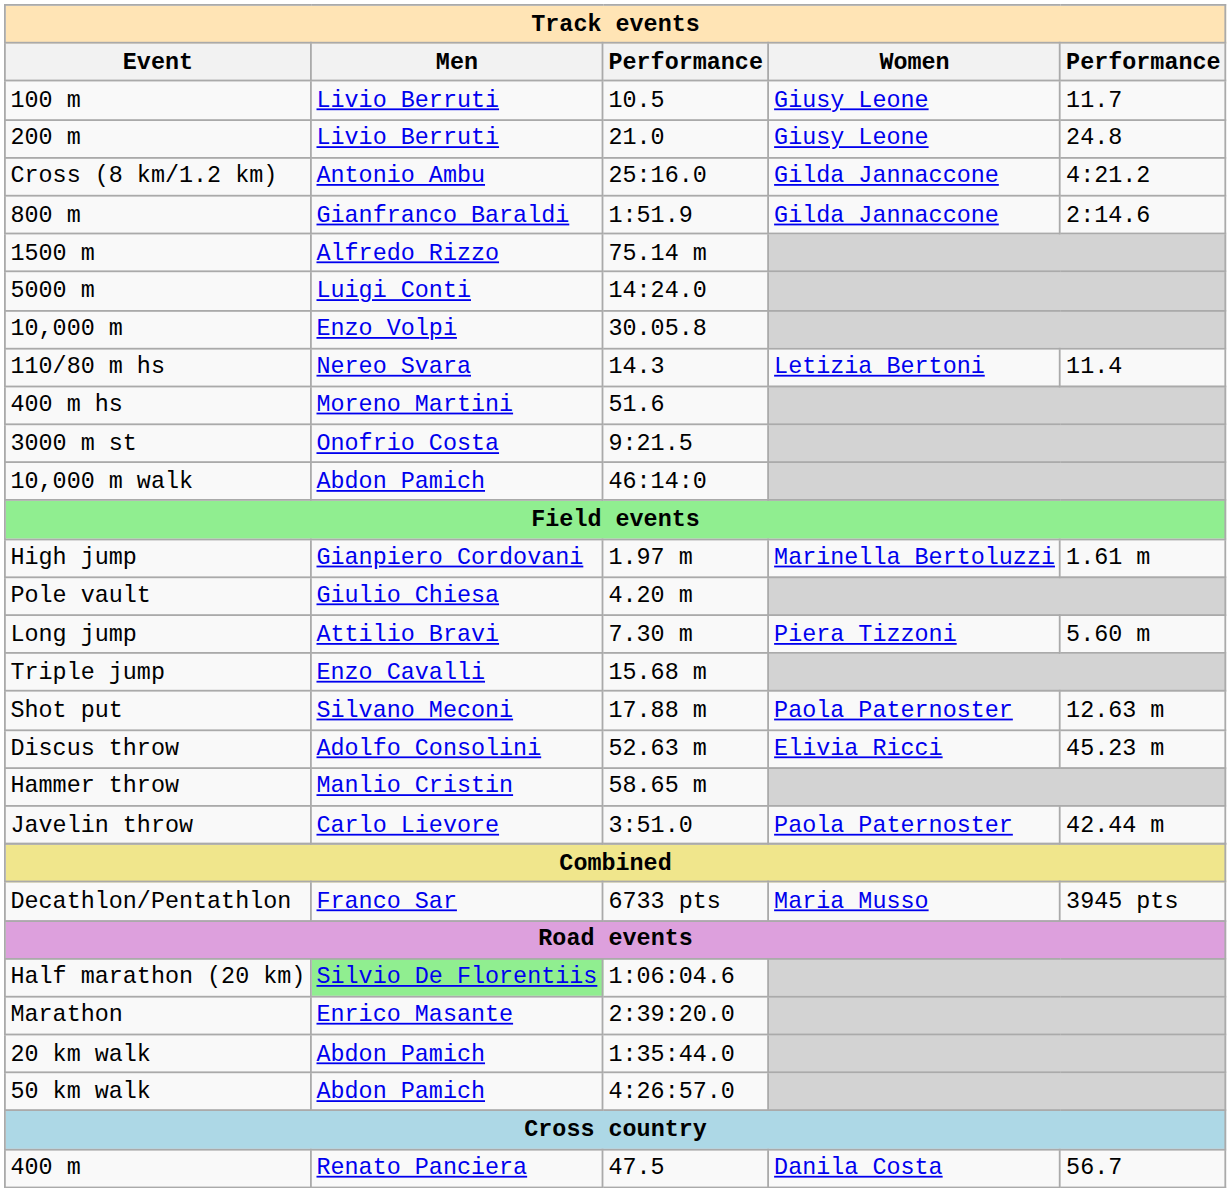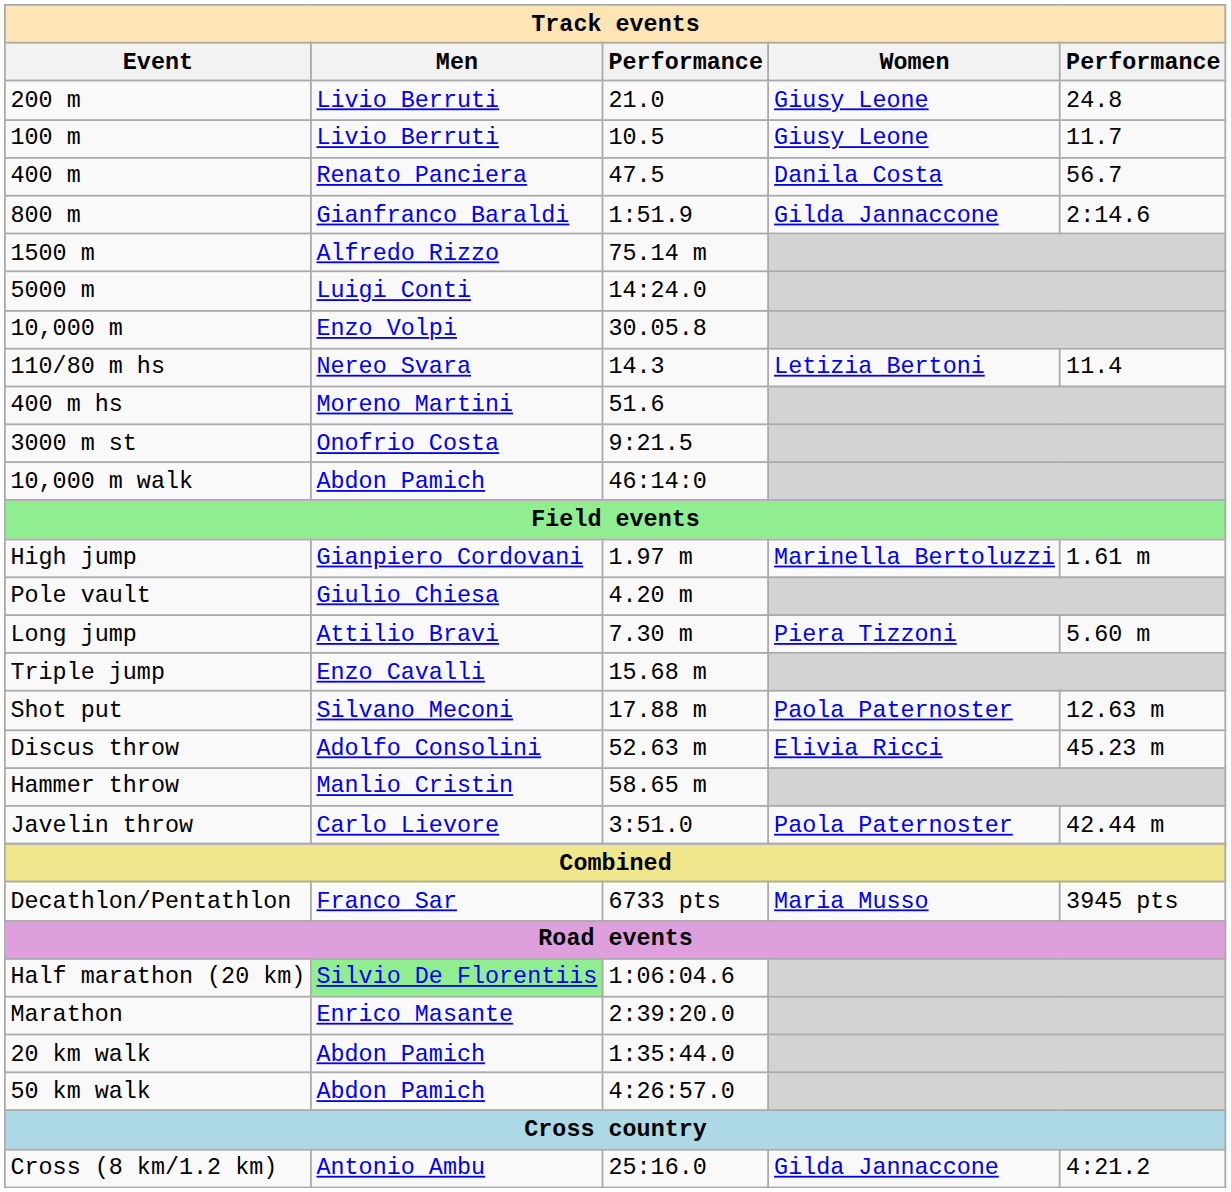rows swapped: (46, 100) <-> (46, 138)
rows swapped: (46, 1168) <-> (144, 177)
